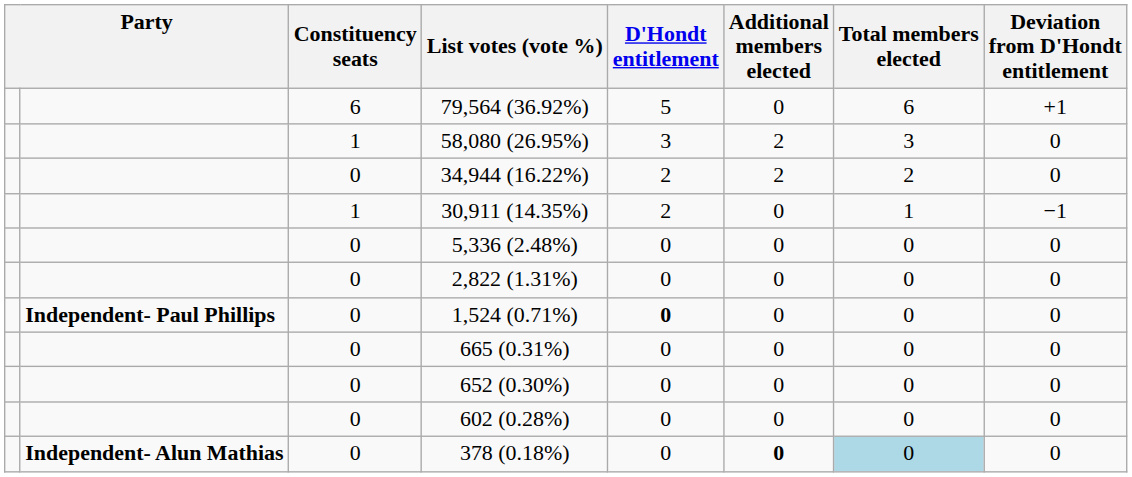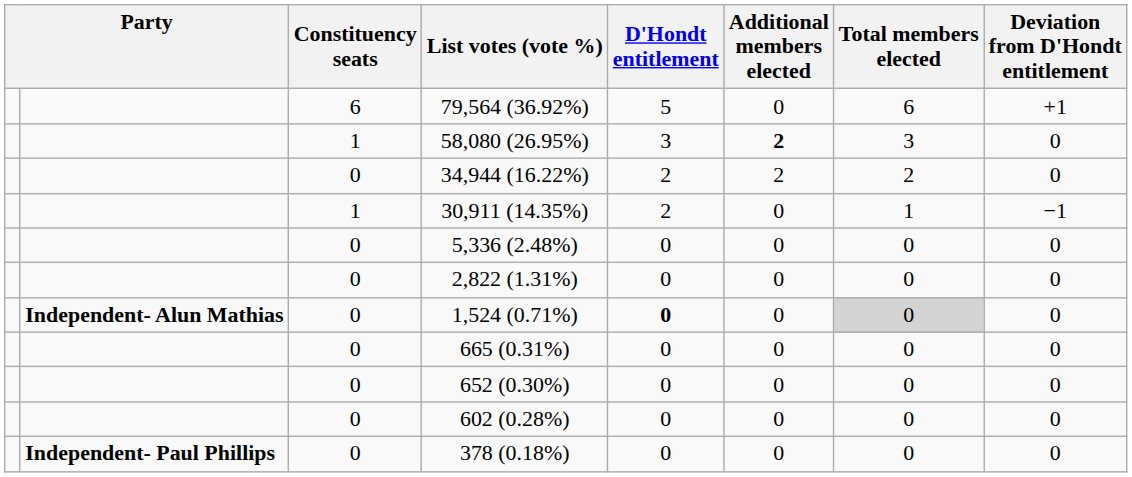(779, 140) normal -> (779, 140) bold
(150, 314) Independent- Paul Phillips -> (154, 314) Independent- Alun Mathias
(909, 314) no background -> (909, 314) lightgrey background
(154, 453) Independent- Alun Mathias -> (150, 453) Independent- Paul Phillips
(779, 453) bold -> (779, 453) normal
(909, 453) lightblue background -> (909, 453) no background
